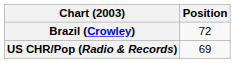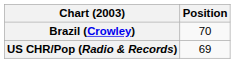(205, 31) 72 -> (205, 31) 70
